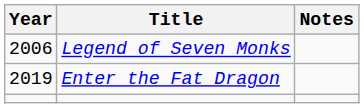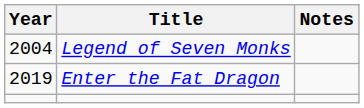(31, 49) 2006 -> (31, 49) 2004
